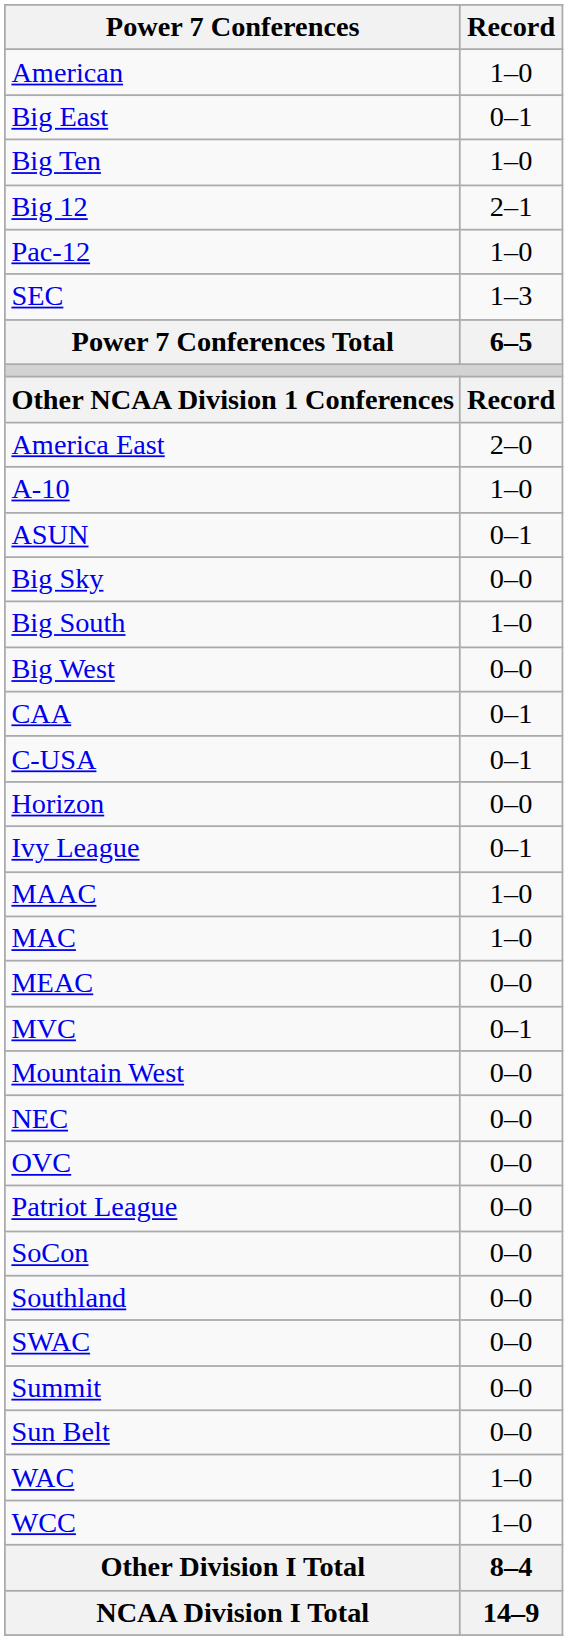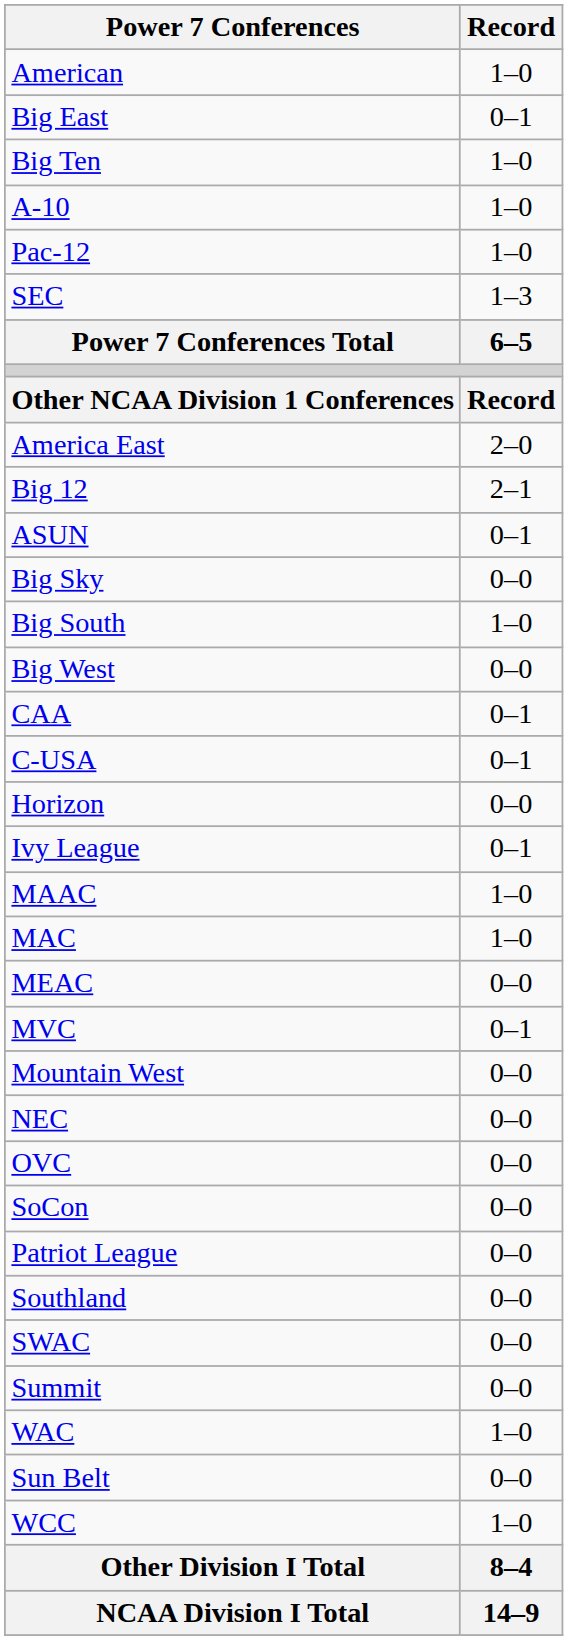rows swapped: (50, 206) <-> (41, 489)
rows swapped: (94, 1207) <-> (50, 1252)
rows swapped: (61, 1432) <-> (43, 1477)
